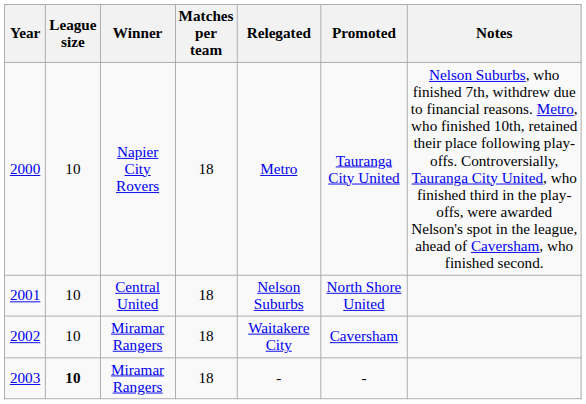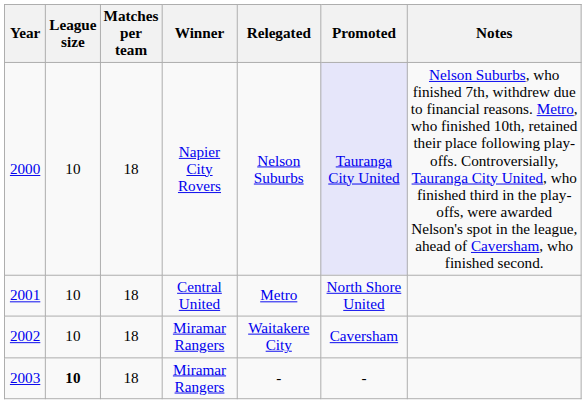columns swapped: (206, 33) <-> (138, 33)
(279, 168) Metro -> (279, 168) Nelson Suburbs
(364, 168) no background -> (364, 168) lavender background
(279, 295) Nelson Suburbs -> (279, 295) Metro
